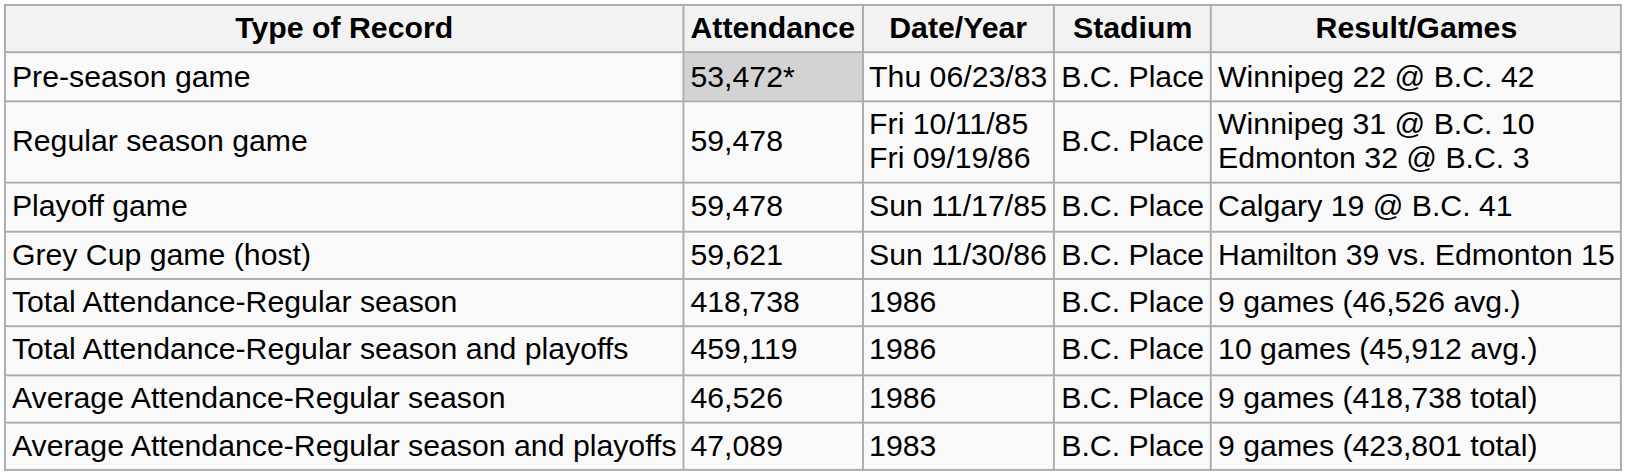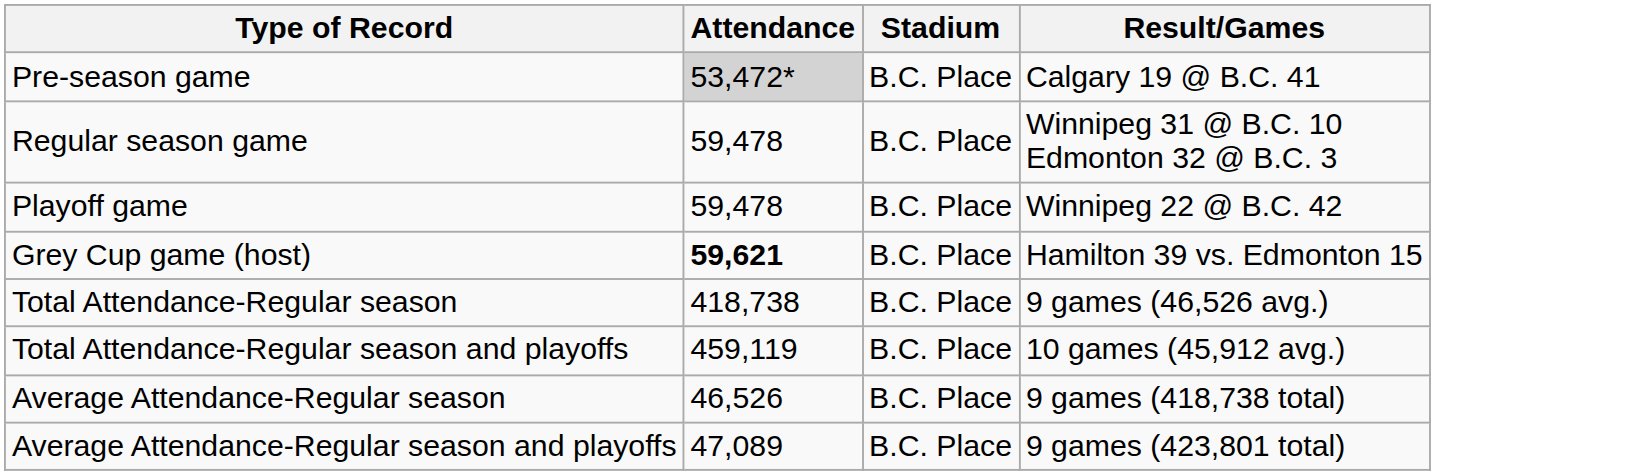- column: (958, 28)
(1376, 76) Winnipeg 22 @ B.C. 42 -> (1173, 76) Calgary 19 @ B.C. 41
(1365, 206) Calgary 19 @ B.C. 41 -> (1184, 206) Winnipeg 22 @ B.C. 42
(737, 254) normal -> (737, 254) bold
